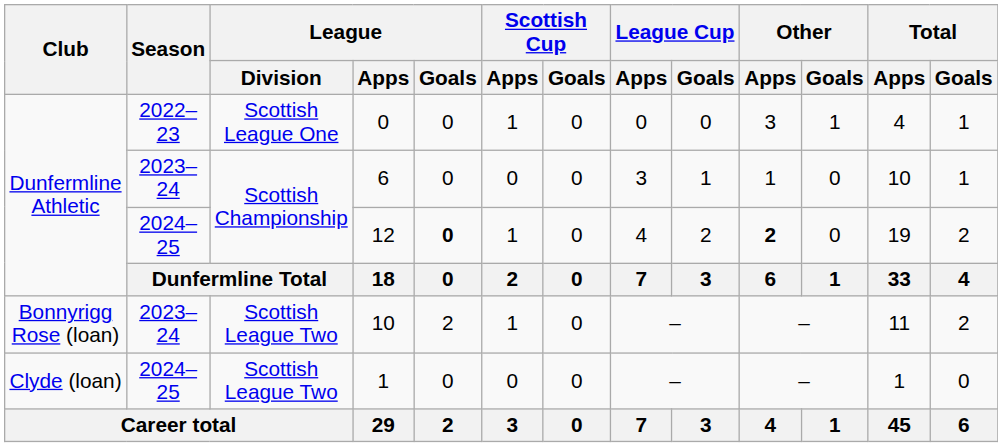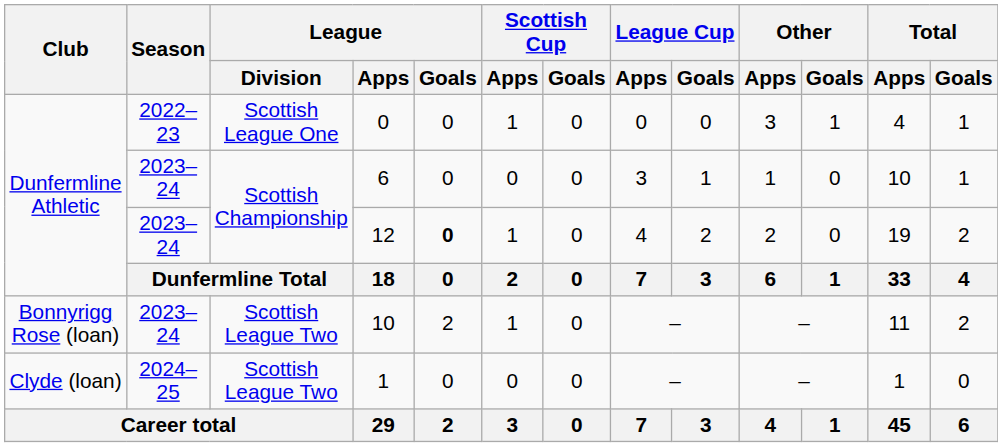(168, 234) 2024–25 -> (168, 234) 2023–24
(770, 234) bold -> (770, 234) normal
